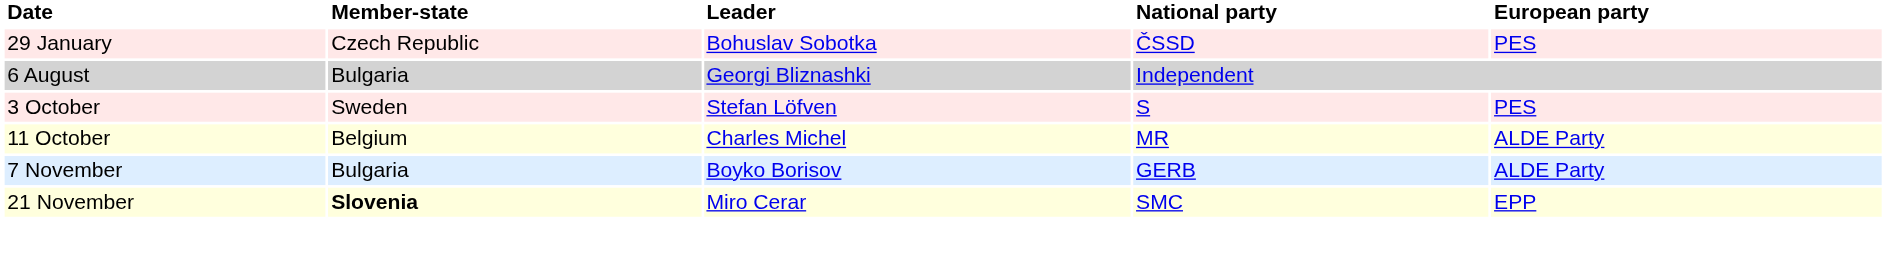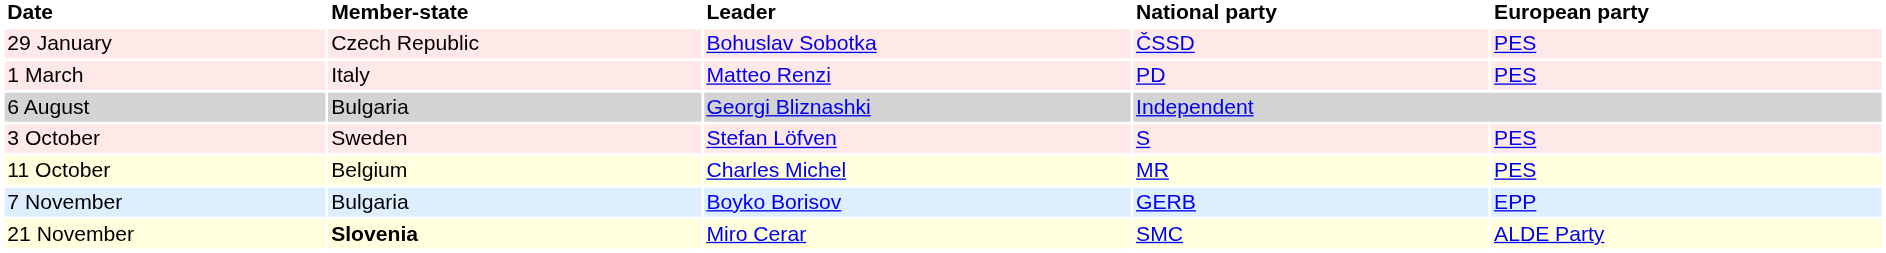+ row: (45, 75)
(1549, 138) ALDE Party -> (1515, 170) PES
(1549, 170) ALDE Party -> (1515, 202) EPP
(1515, 202) EPP -> (1549, 233) ALDE Party
